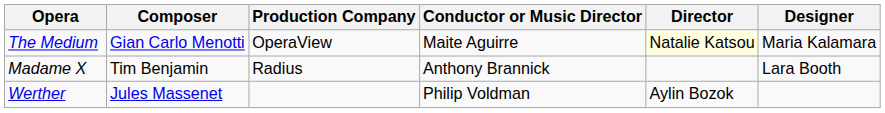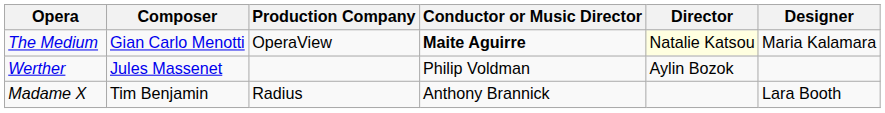(471, 42) normal -> (474, 42) bold
rows swapped: (47, 68) <-> (37, 94)
